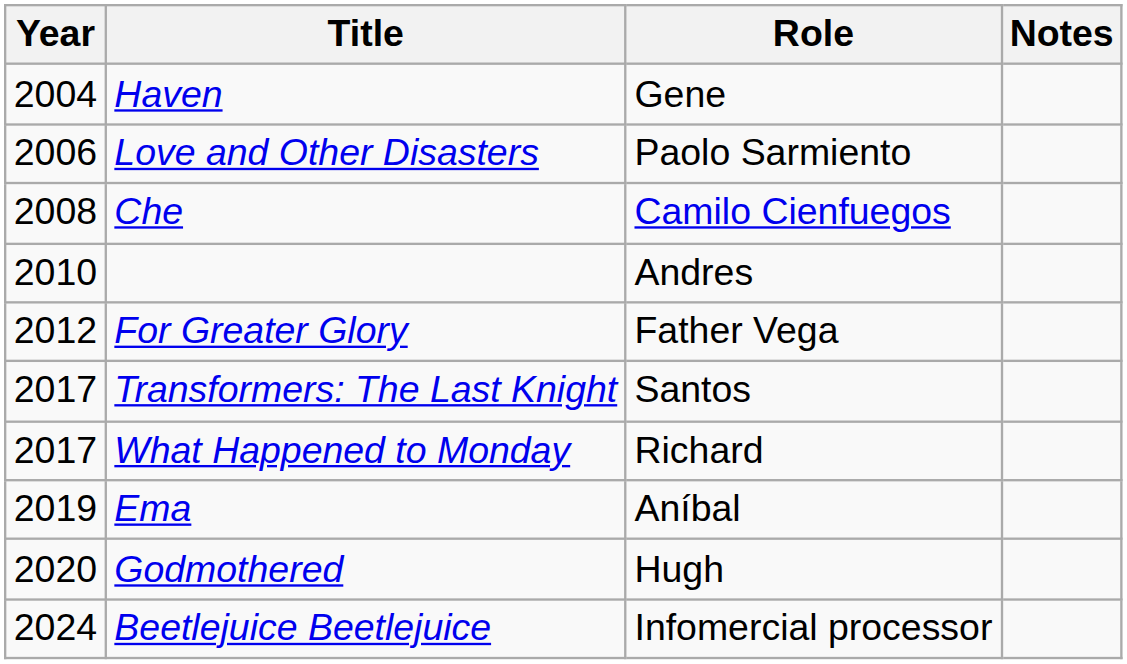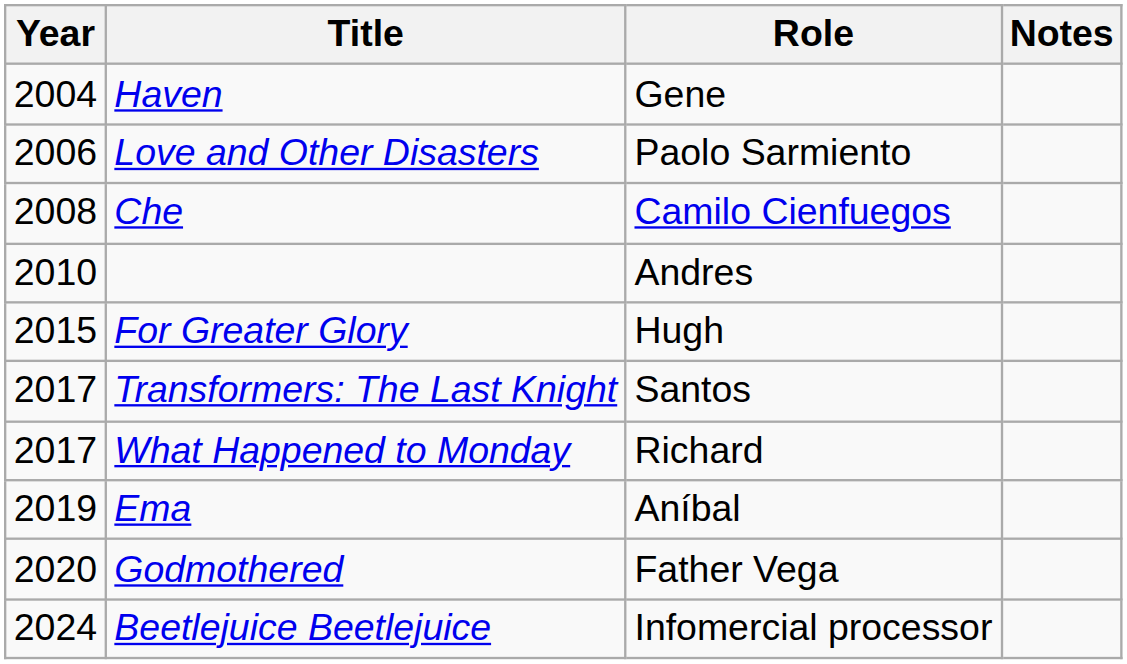(55, 331) 2012 -> (55, 331) 2015
(736, 331) Father Vega -> (679, 331) Hugh
(679, 568) Hugh -> (736, 568) Father Vega
